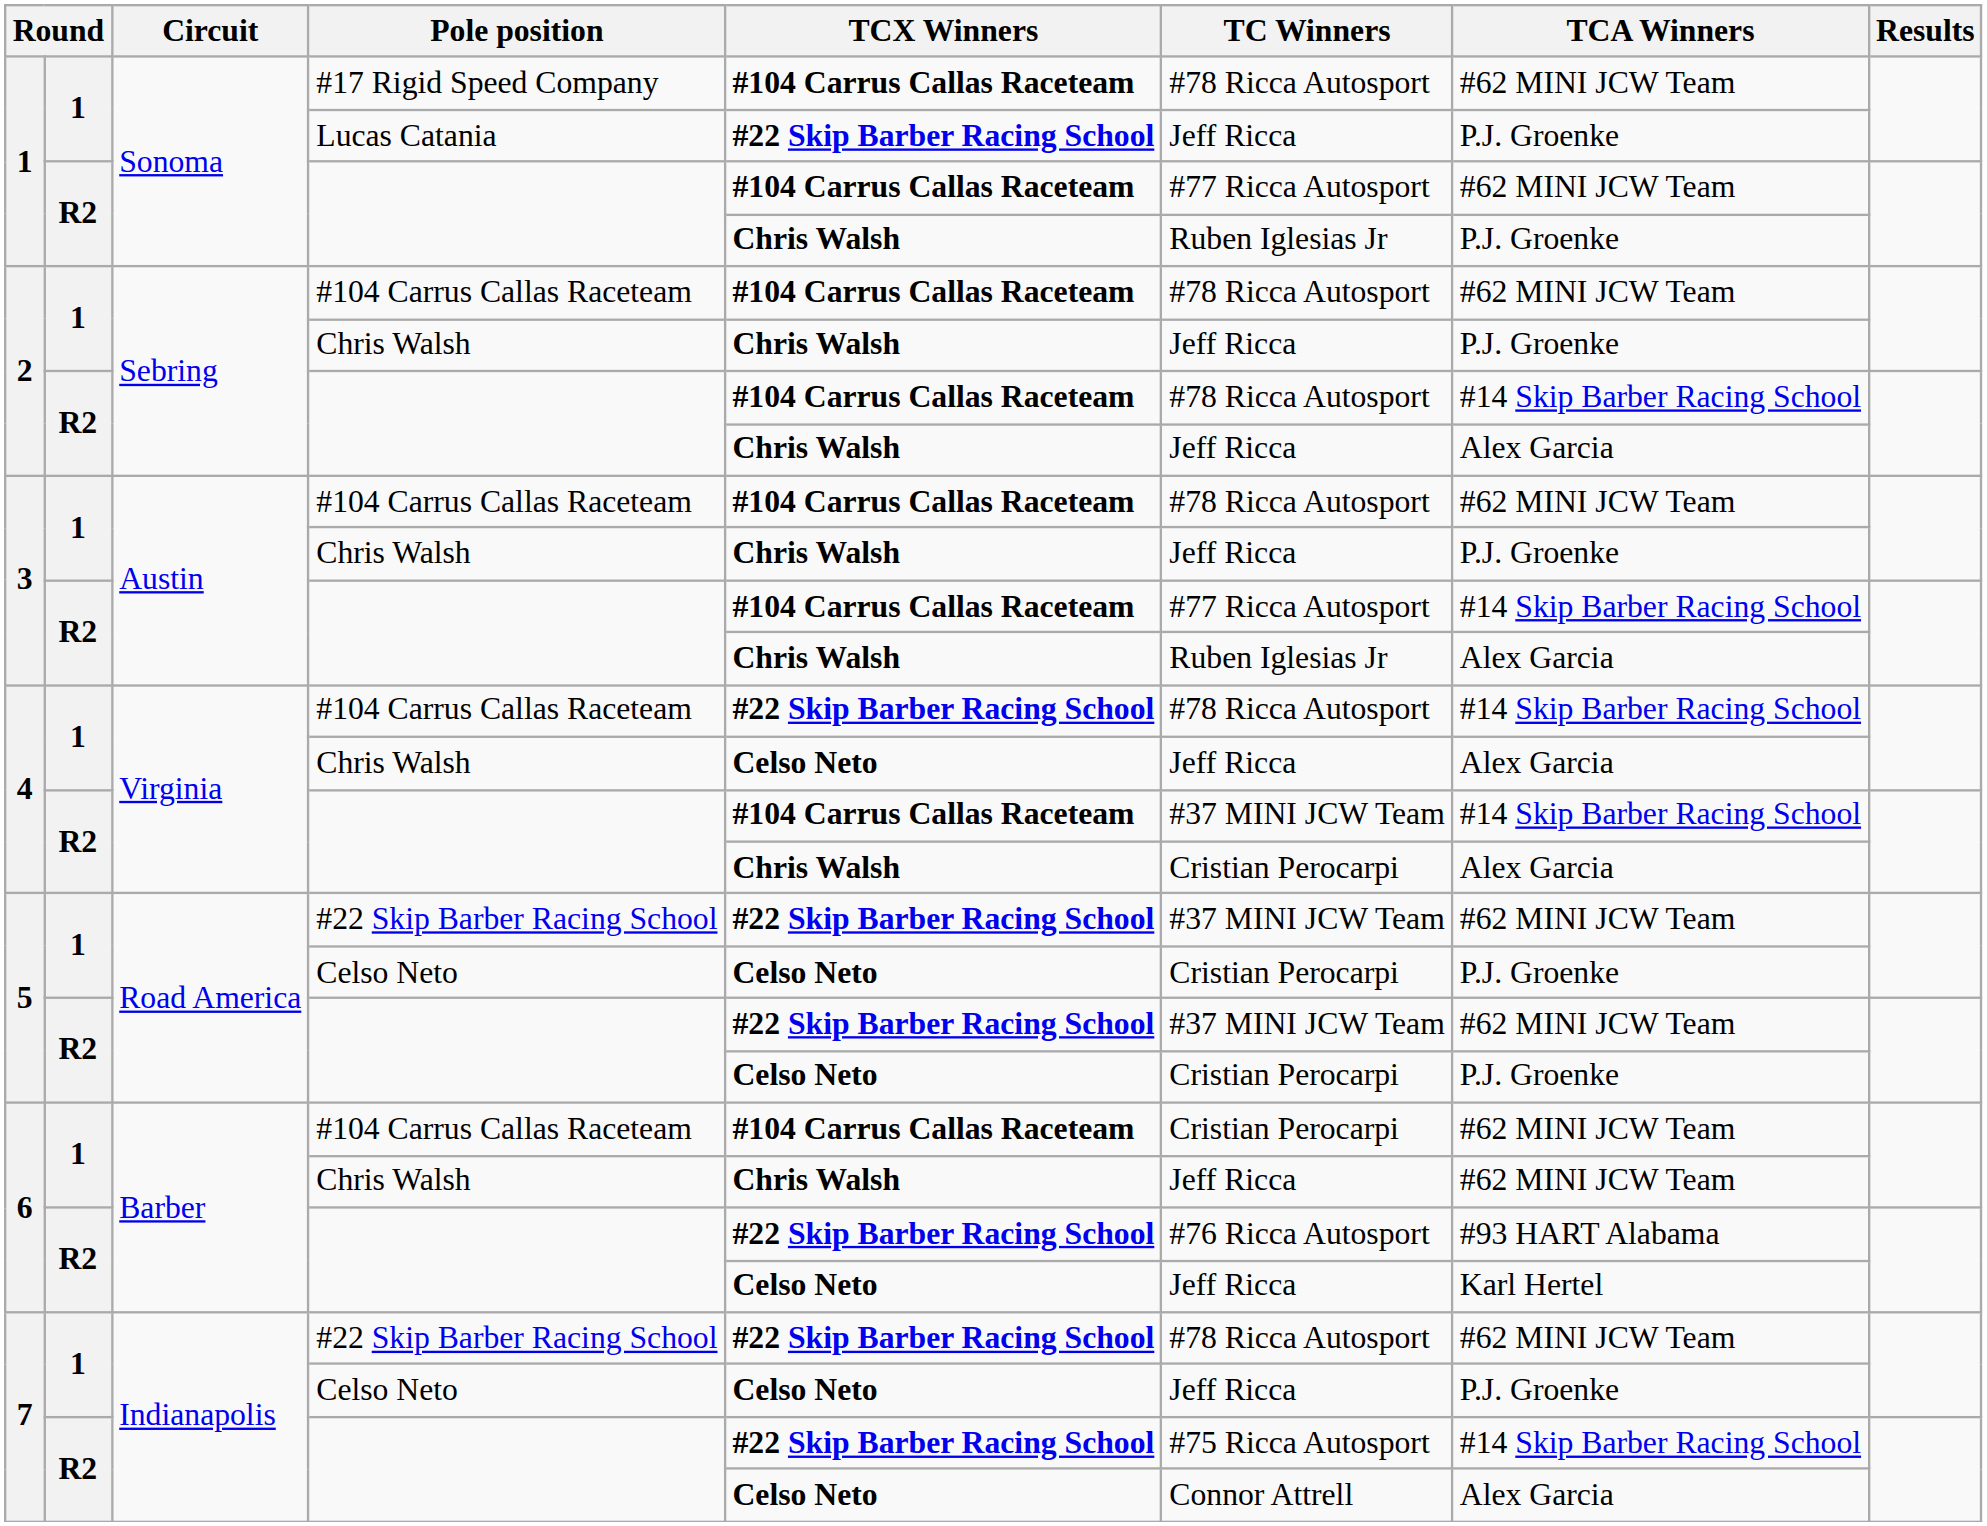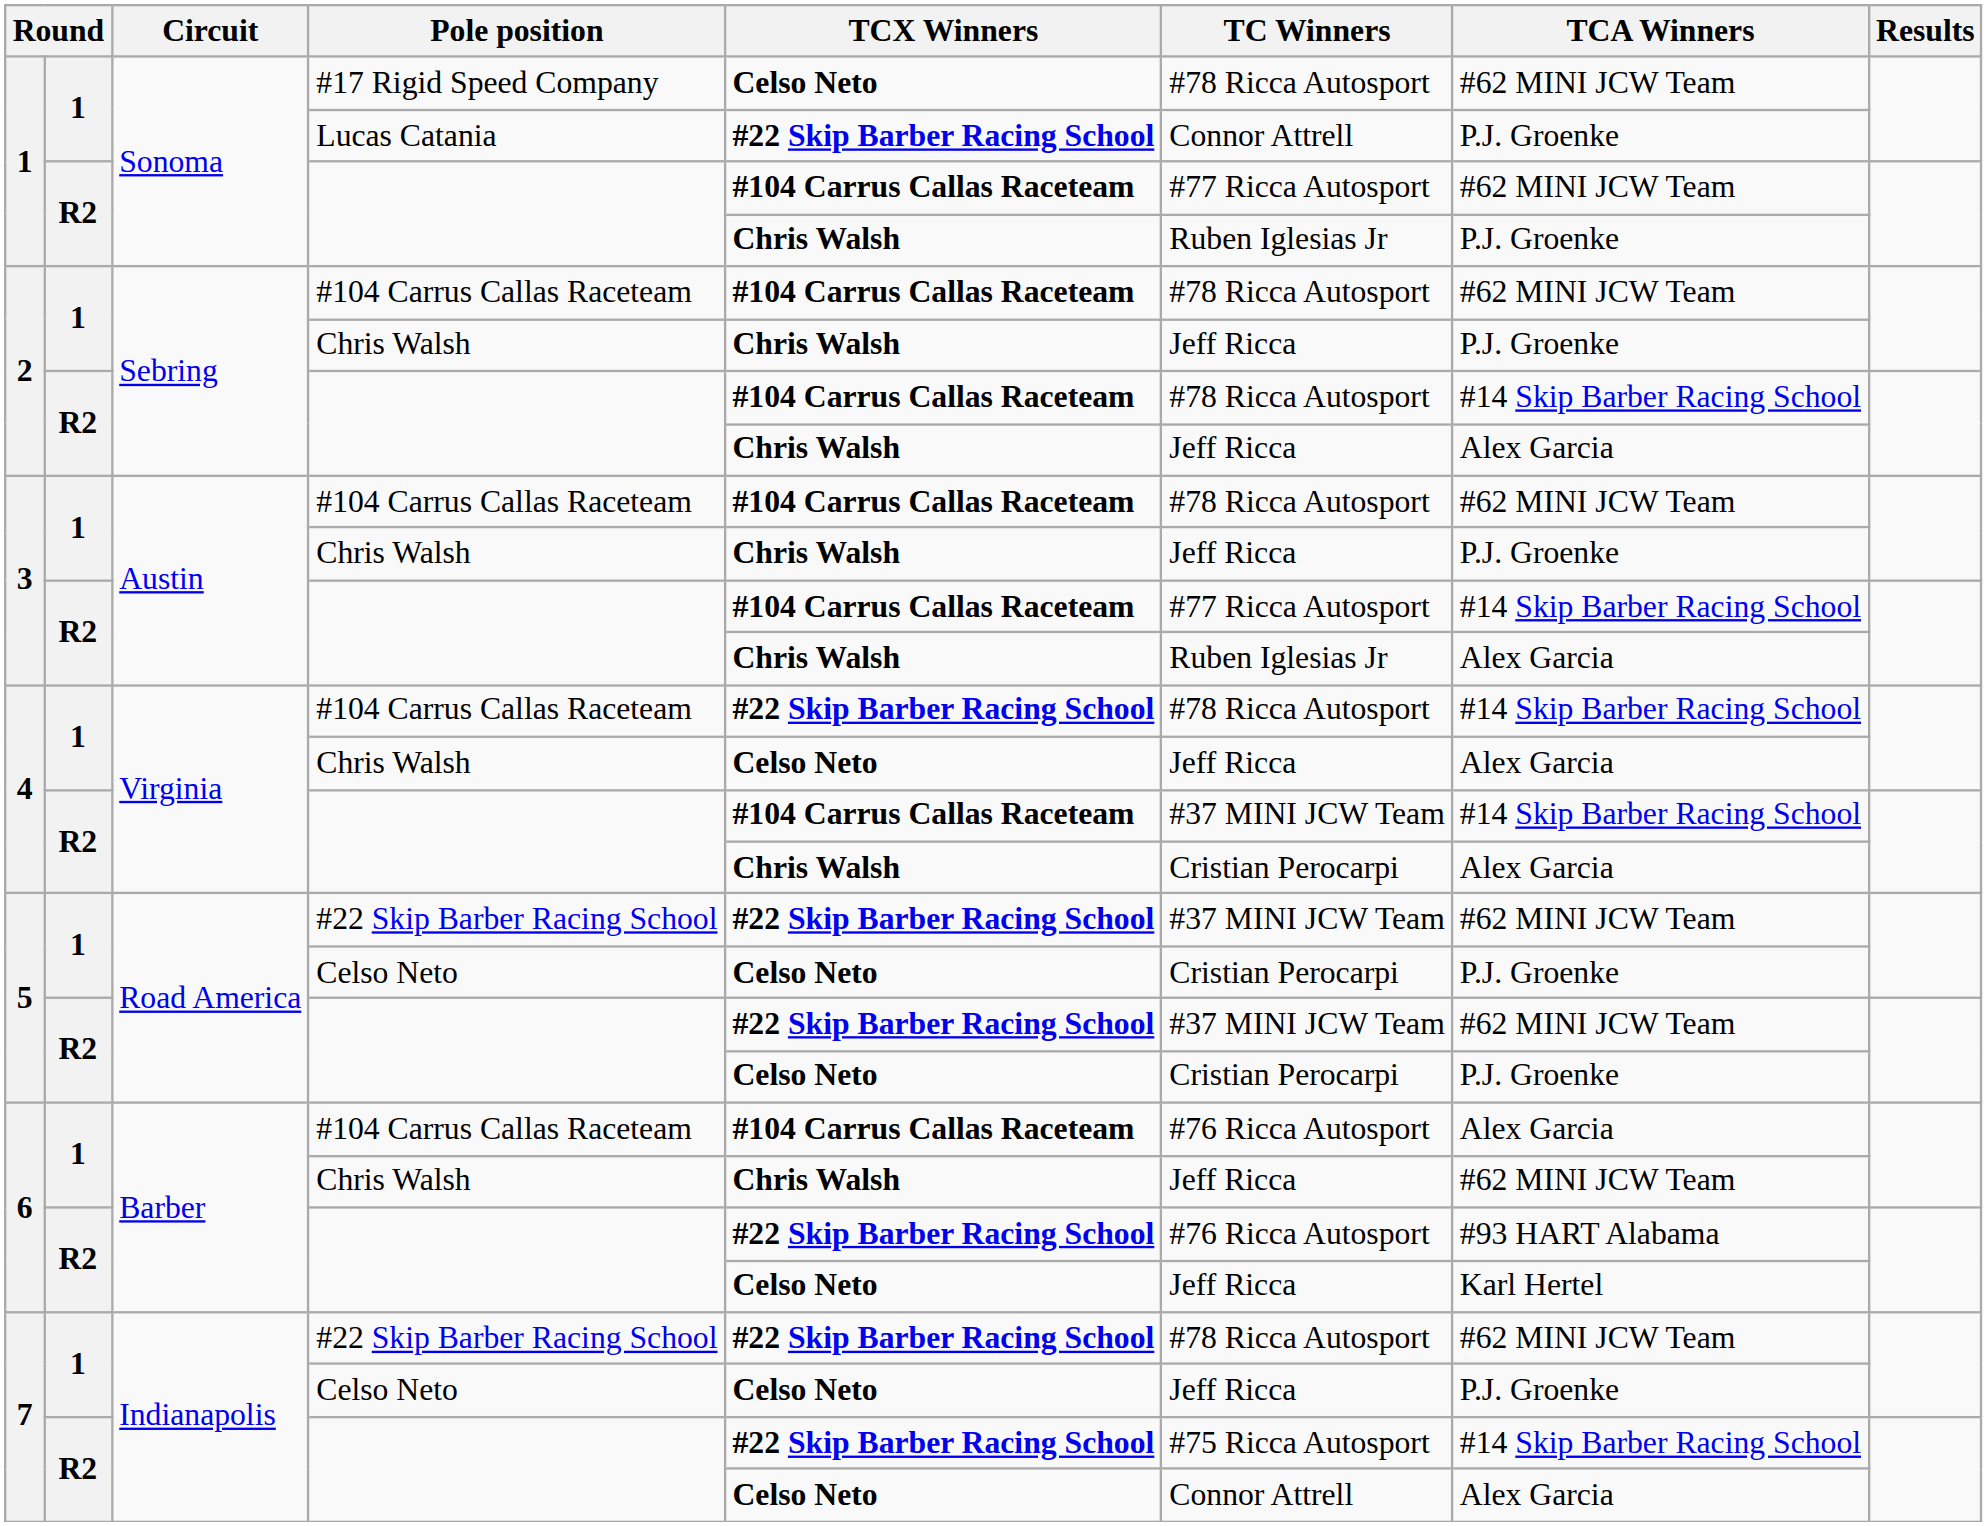(933, 82) #104 Carrus Callas Raceteam -> (805, 82) Celso Neto
(1233, 134) Jeff Ricca -> (1261, 134) Connor Attrell
(1284, 1128) Cristian Perocarpi -> (1300, 1128) #76 Ricca Autosport
(1598, 1128) #62 MINI JCW Team -> (1537, 1128) Alex Garcia
